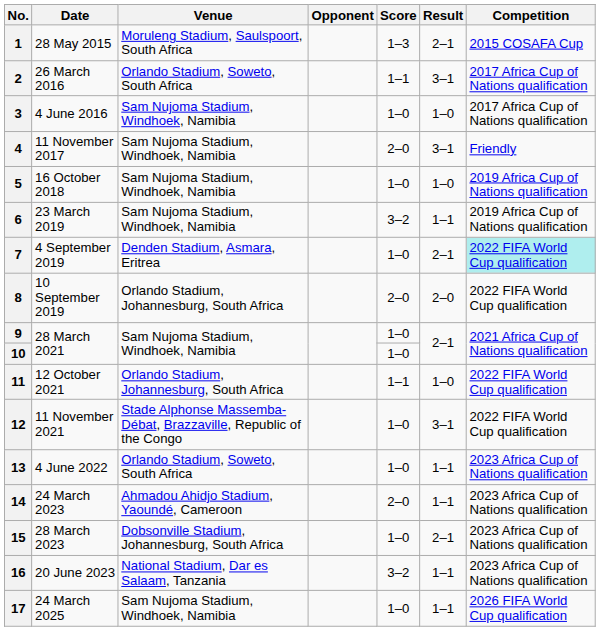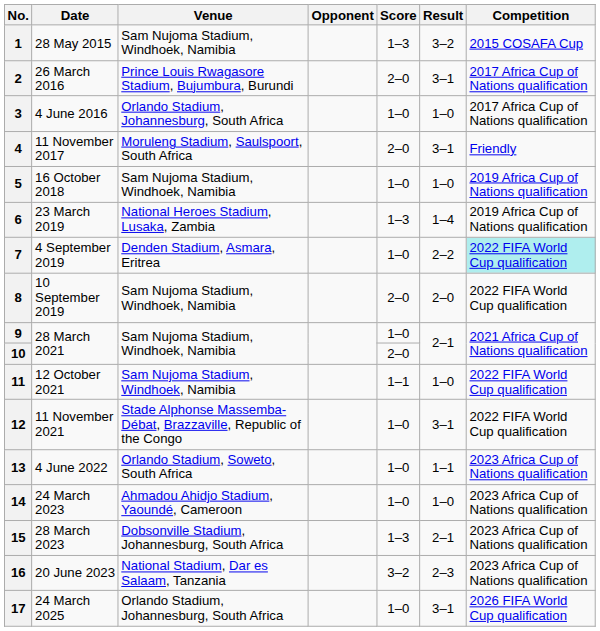(212, 43) Moruleng Stadium, Saulspoort, South Africa -> (187, 43) Sam Nujoma Stadium, Windhoek, Namibia
(443, 43) 2–1 -> (443, 43) 3–2
(198, 78) Orlando Stadium, Soweto, South Africa -> (207, 78) Prince Louis Rwagasore Stadium, Bujumbura, Burundi
(398, 78) 1–1 -> (398, 78) 2–0
(187, 113) Sam Nujoma Stadium, Windhoek, Namibia -> (202, 113) Orlando Stadium, Johannesburg, South Africa
(187, 149) Sam Nujoma Stadium, Windhoek, Namibia -> (212, 149) Moruleng Stadium, Saulspoort, South Africa
(187, 219) Sam Nujoma Stadium, Windhoek, Namibia -> (196, 219) National Heroes Stadium, Lusaka, Zambia
(398, 219) 3–2 -> (398, 219) 1–3
(443, 219) 1–1 -> (443, 219) 1–4
(443, 255) 2–1 -> (443, 255) 2–2
(202, 297) Orlando Stadium, Johannesburg, South Africa -> (187, 297) Sam Nujoma Stadium, Windhoek, Namibia
(398, 353) 1–0 -> (398, 353) 2–0
(202, 381) Orlando Stadium, Johannesburg, South Africa -> (187, 381) Sam Nujoma Stadium, Windhoek, Namibia
(398, 502) 2–0 -> (398, 502) 1–0
(443, 502) 1–1 -> (443, 502) 1–0
(398, 537) 1–0 -> (398, 537) 1–3
(443, 573) 1–1 -> (443, 573) 2–3
(187, 608) Sam Nujoma Stadium, Windhoek, Namibia -> (202, 608) Orlando Stadium, Johannesburg, South Africa
(443, 608) 1–1 -> (443, 608) 3–1
